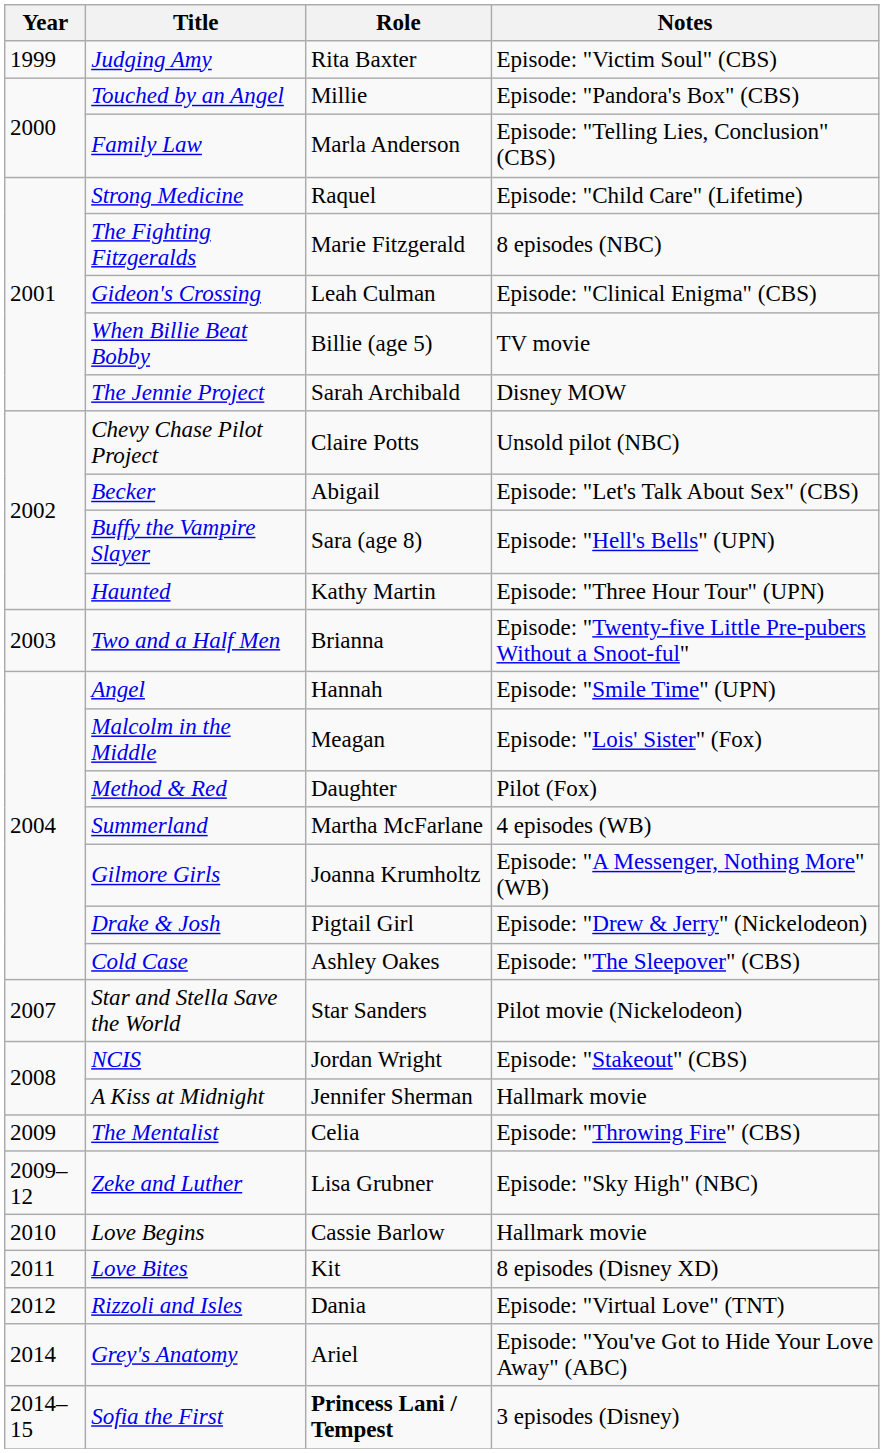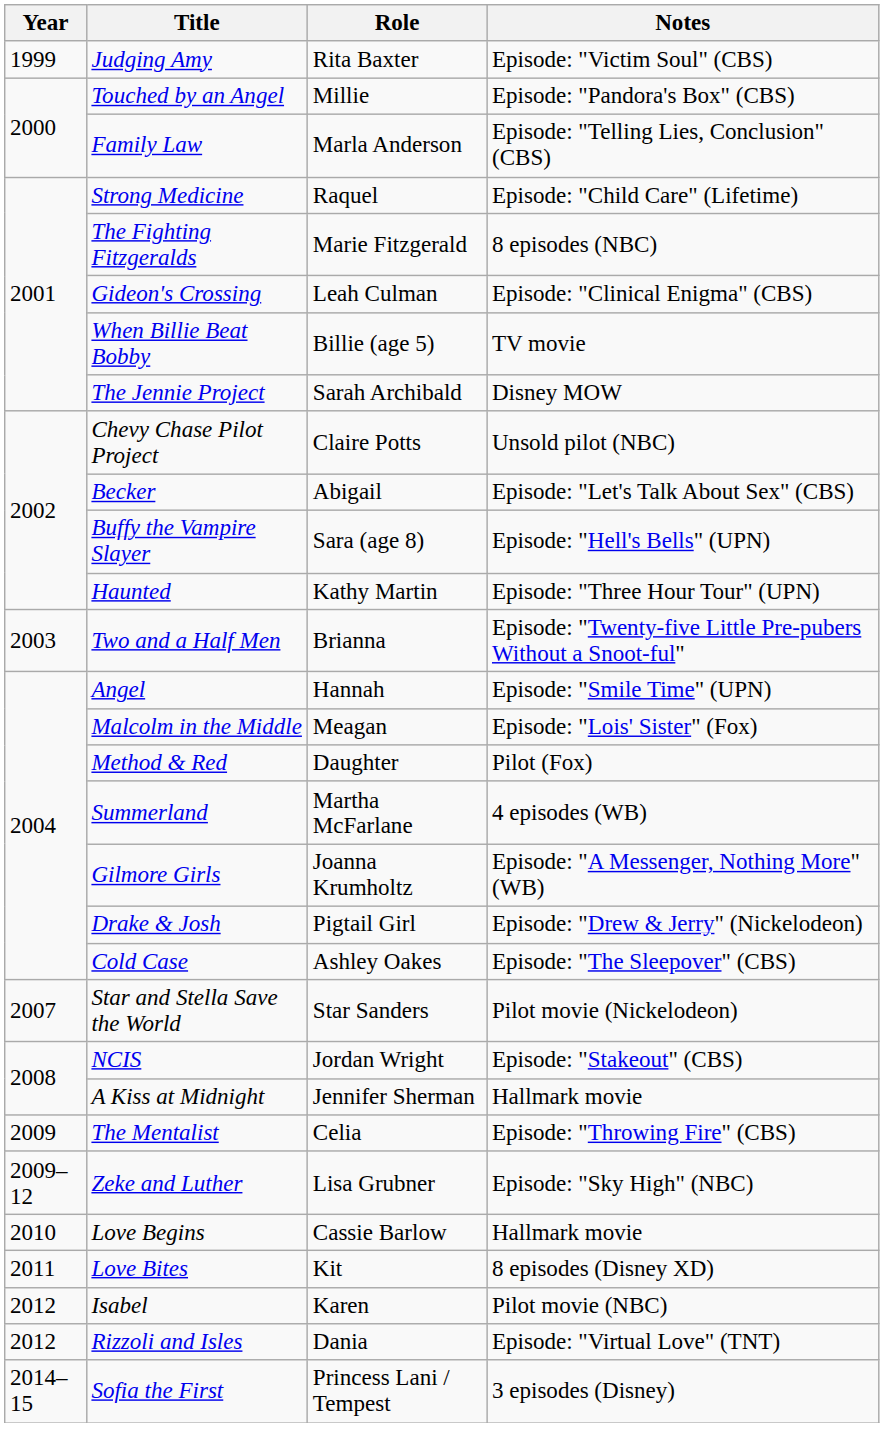+ row: (120, 1305)
- row: (164, 1354)
(384, 1417) bold -> (381, 1391) normal
